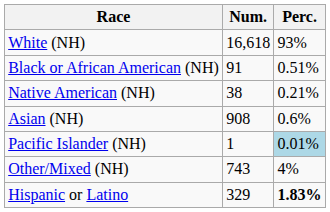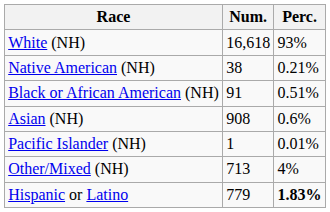rows swapped: (113, 67) <-> (81, 93)
(298, 144) lightblue background -> (298, 144) no background
(238, 169) 743 -> (238, 169) 713
(238, 194) 329 -> (238, 194) 779
